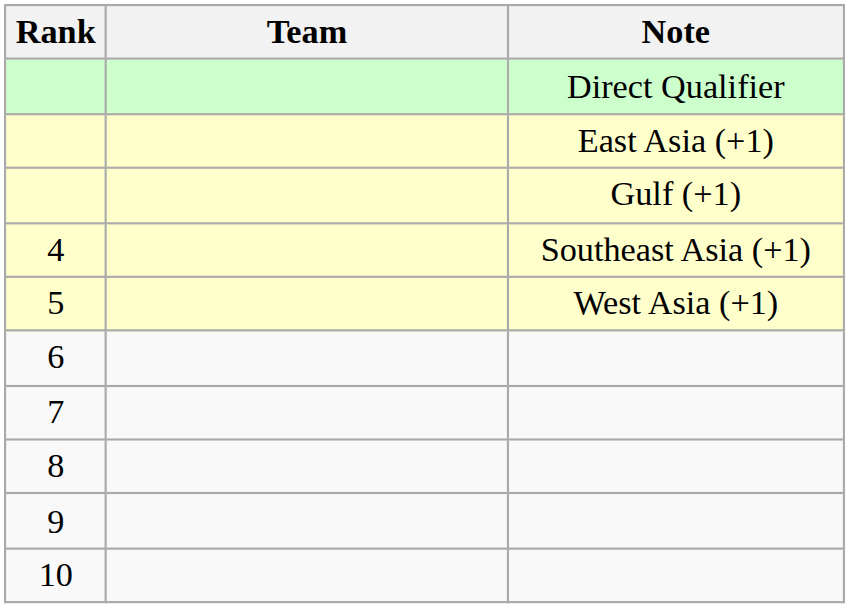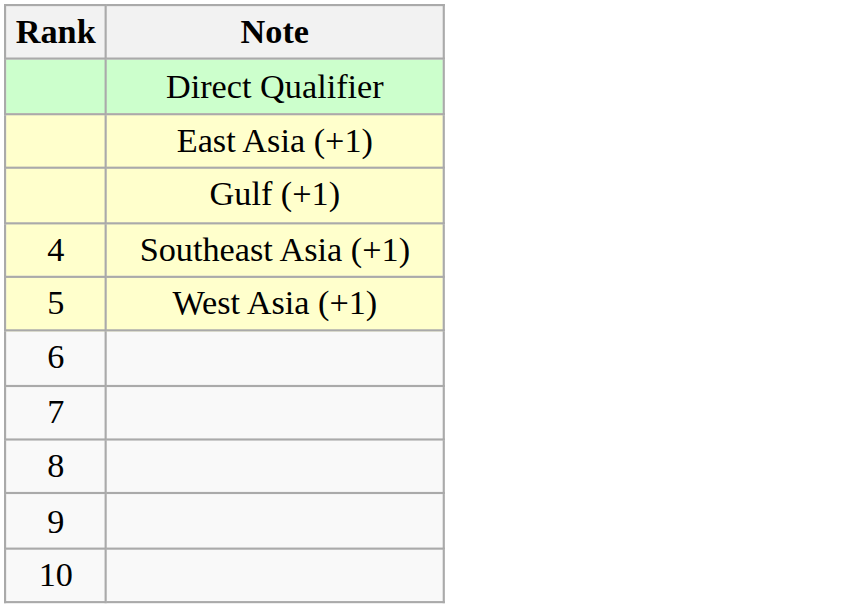- column: (307, 31)
